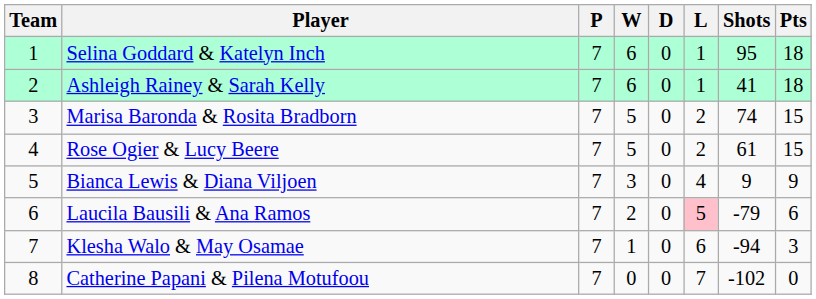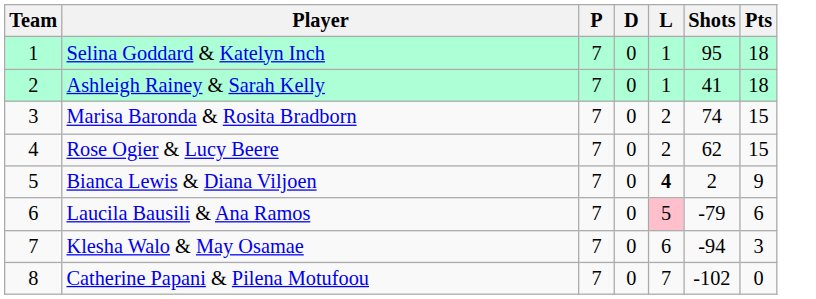- column: (631, 20)
(747, 149) 61 -> (712, 149) 62
(701, 181) normal -> (666, 181) bold
(747, 181) 9 -> (712, 181) 2
